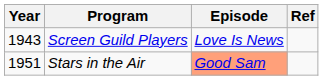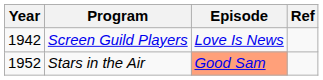(24, 39) 1943 -> (24, 39) 1942
(24, 63) 1951 -> (24, 63) 1952
